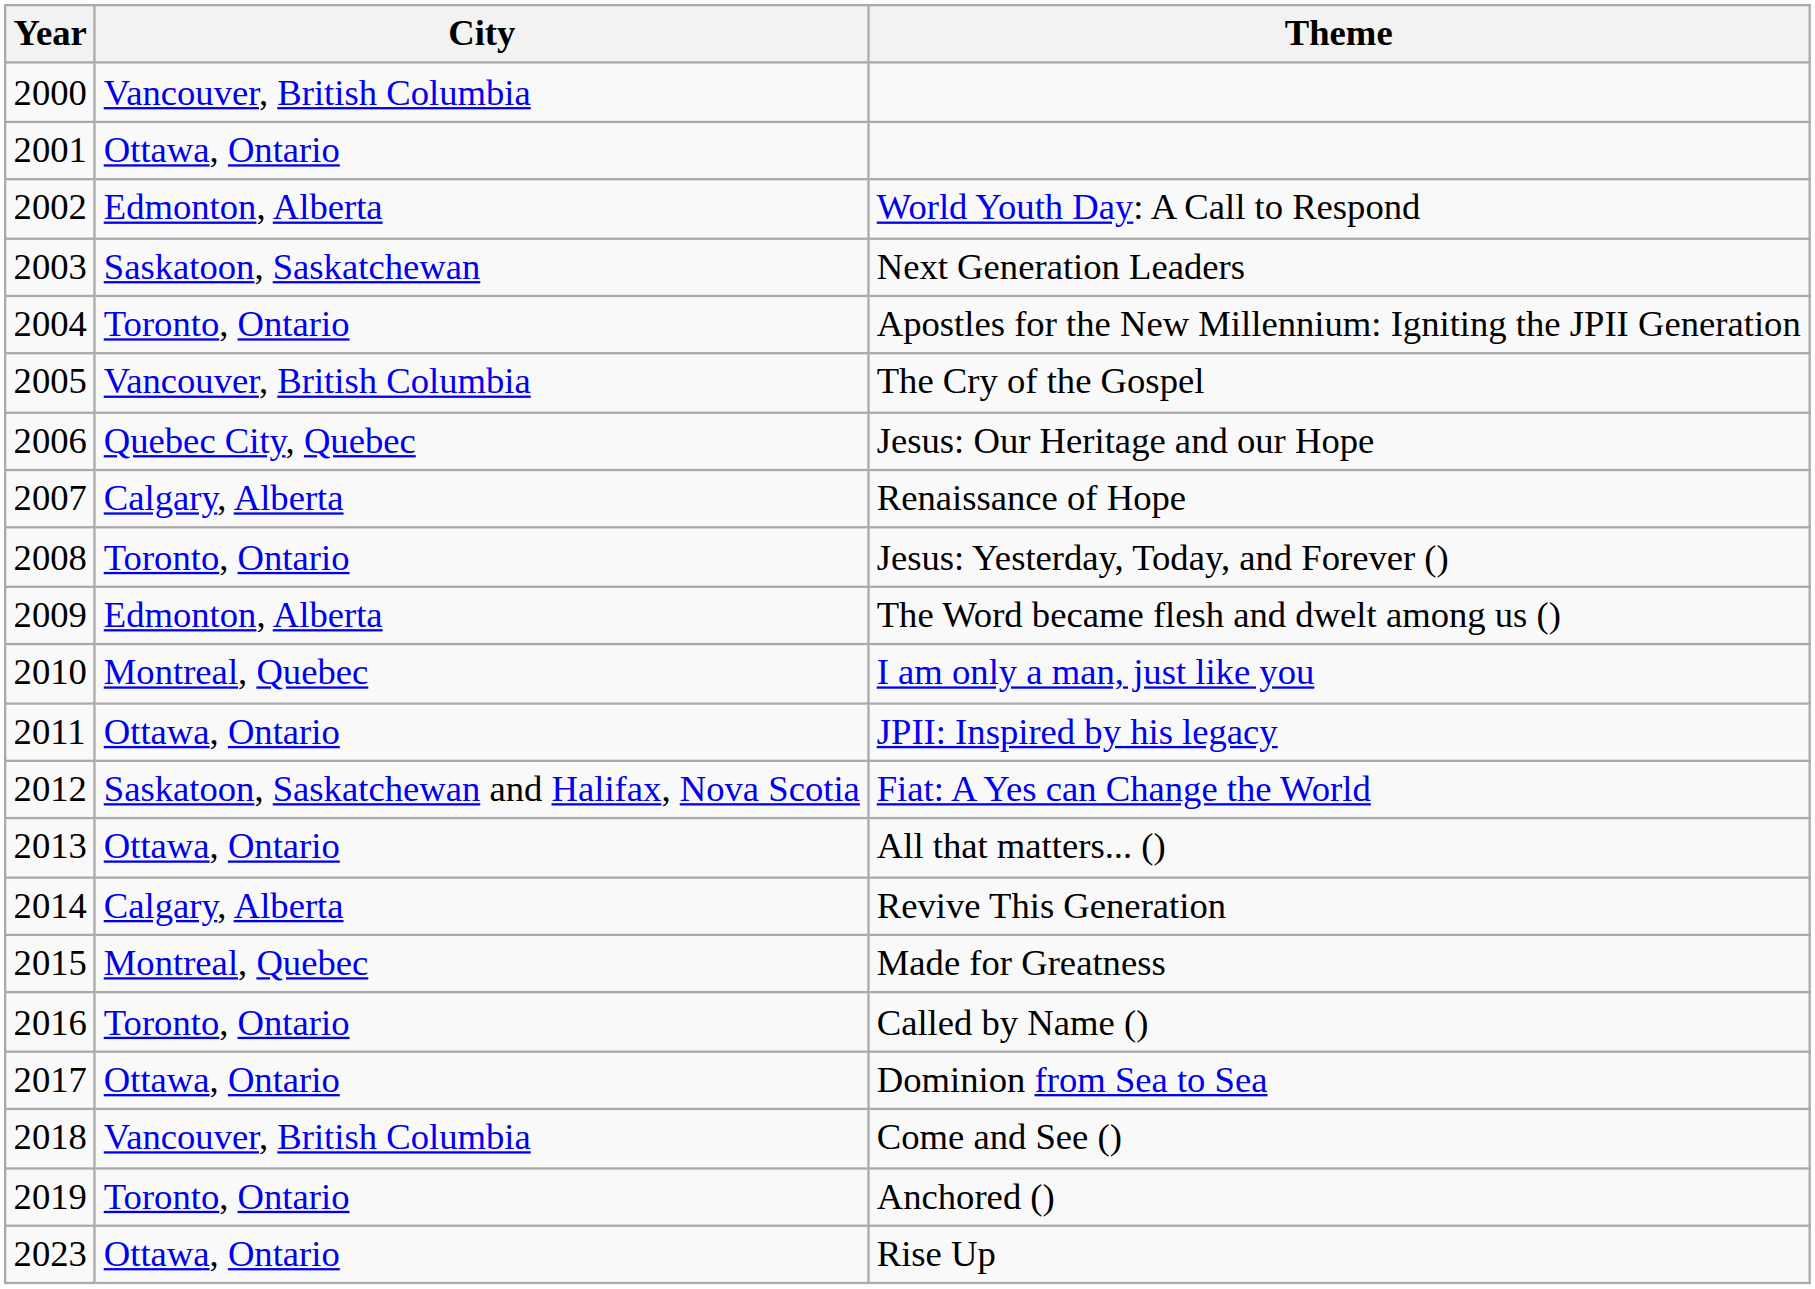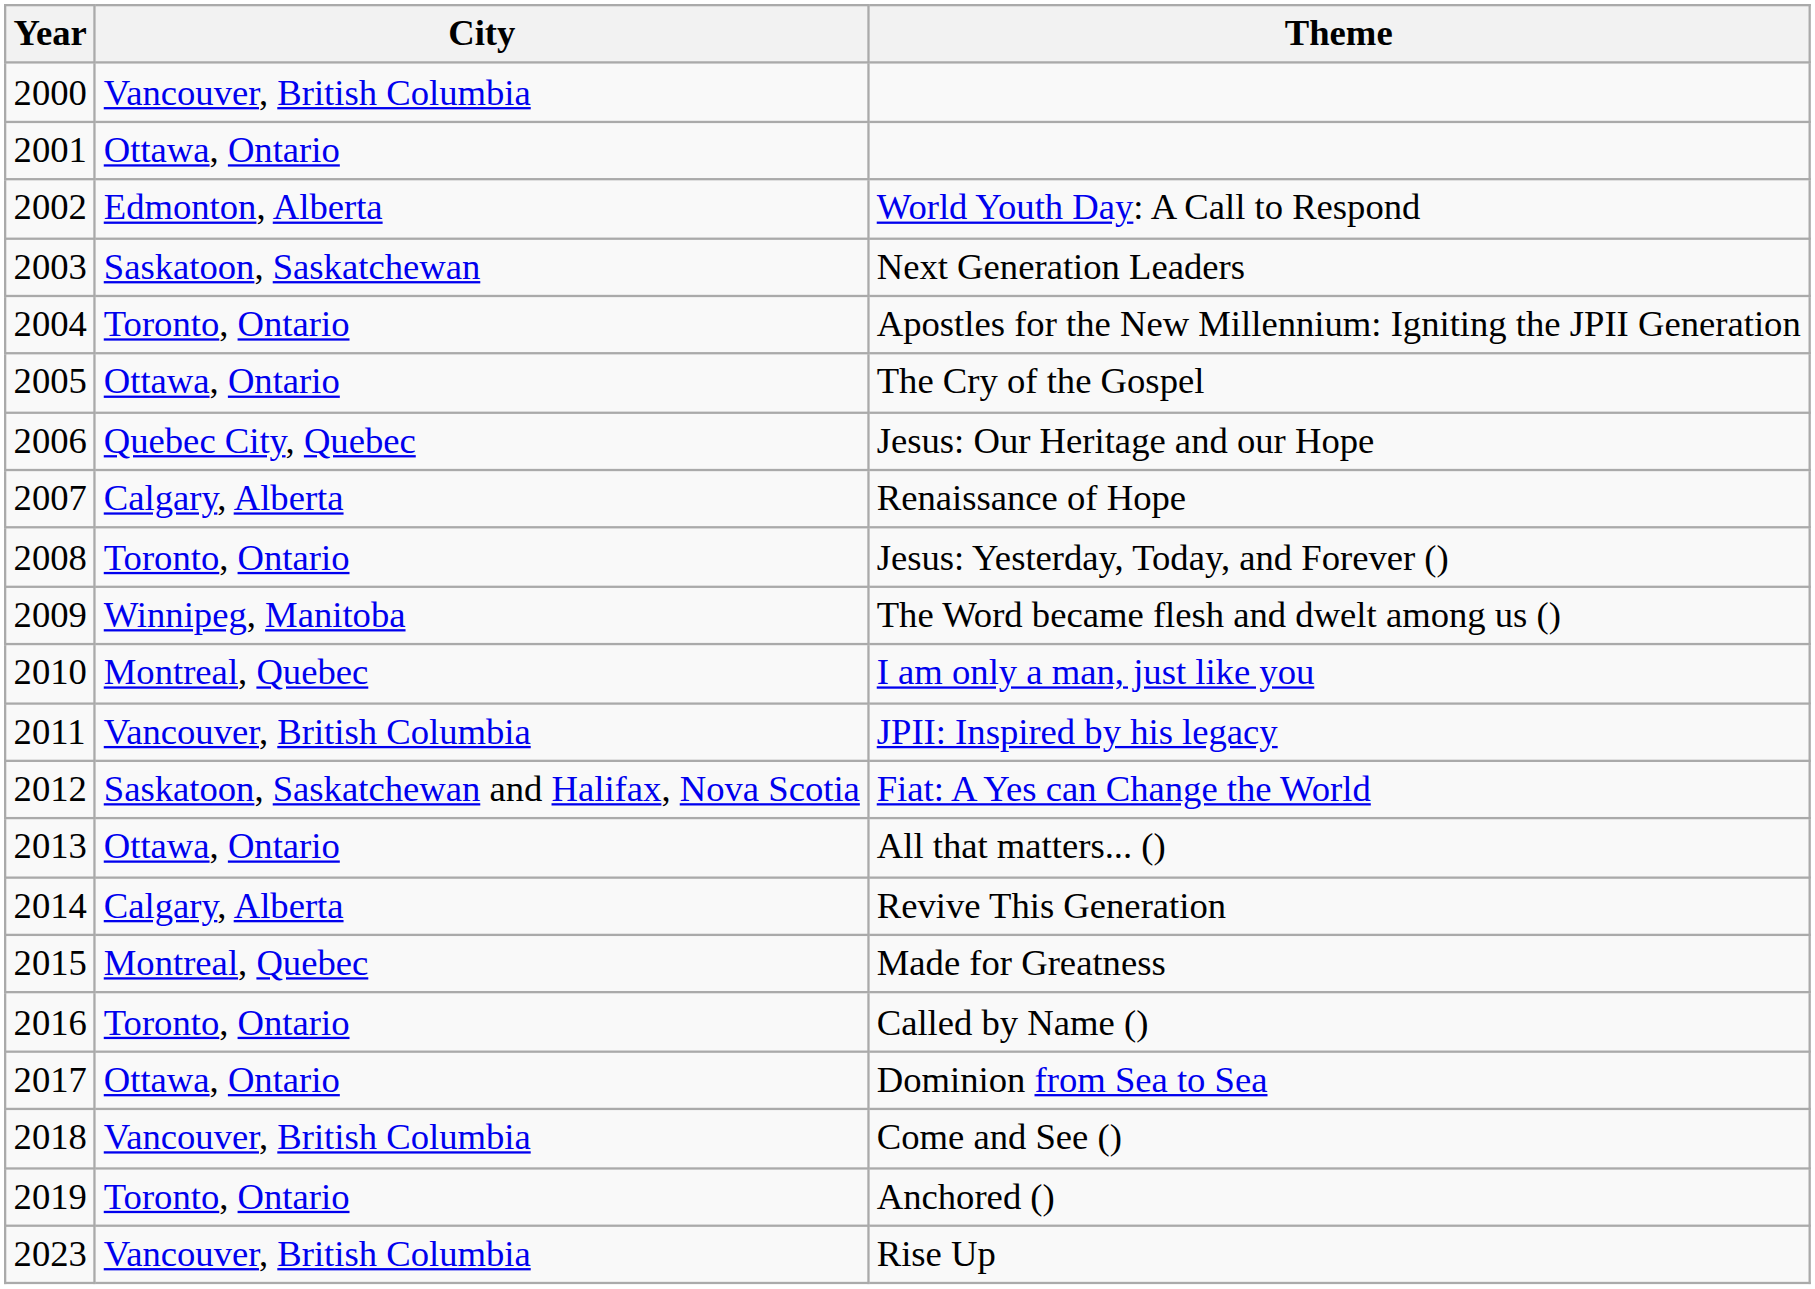(317, 382) Vancouver, British Columbia -> (222, 382) Ottawa, Ontario
(243, 614) Edmonton, Alberta -> (255, 614) Winnipeg, Manitoba
(222, 730) Ottawa, Ontario -> (317, 730) Vancouver, British Columbia
(222, 1253) Ottawa, Ontario -> (317, 1253) Vancouver, British Columbia
